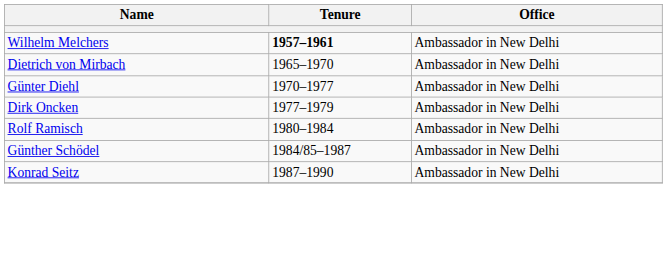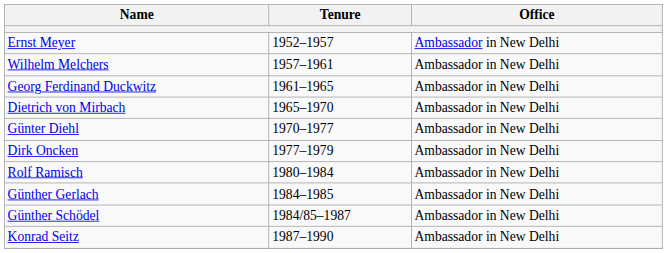+ row: (41, 43)
(303, 43) bold -> (303, 64) normal
+ row: (82, 86)
+ row: (53, 194)
